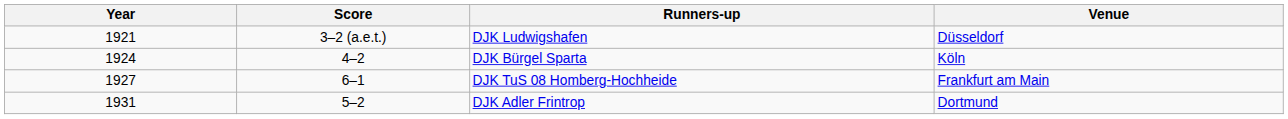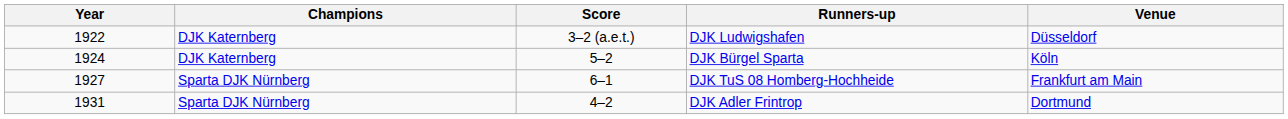+ column: (345, 15)
(121, 37) 1921 -> (90, 37) 1922
(353, 59) 4–2 -> (601, 59) 5–2
(353, 102) 5–2 -> (601, 102) 4–2
